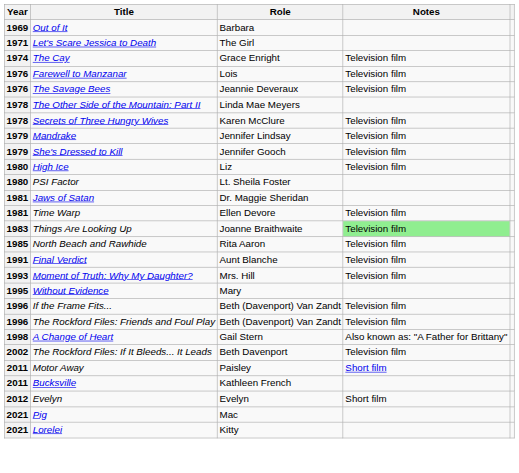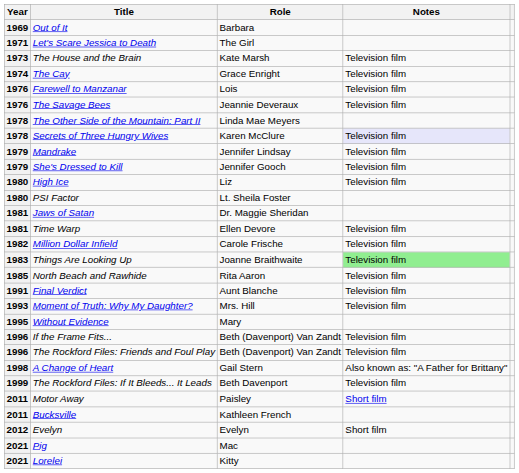+ row: (87, 58)
(376, 120) no background -> (376, 136) lavender background
+ row: (75, 244)
(17, 352) 2002 -> (17, 383) 1999
